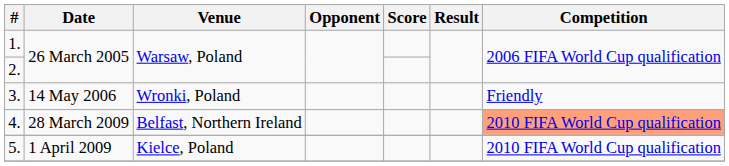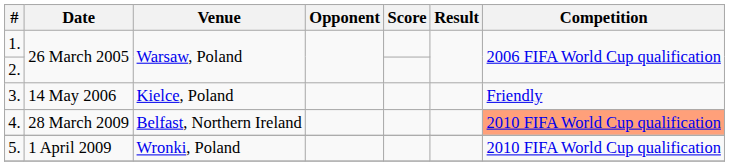(188, 95) Wronki, Poland -> (185, 95) Kielce, Poland
(185, 148) Kielce, Poland -> (188, 148) Wronki, Poland
